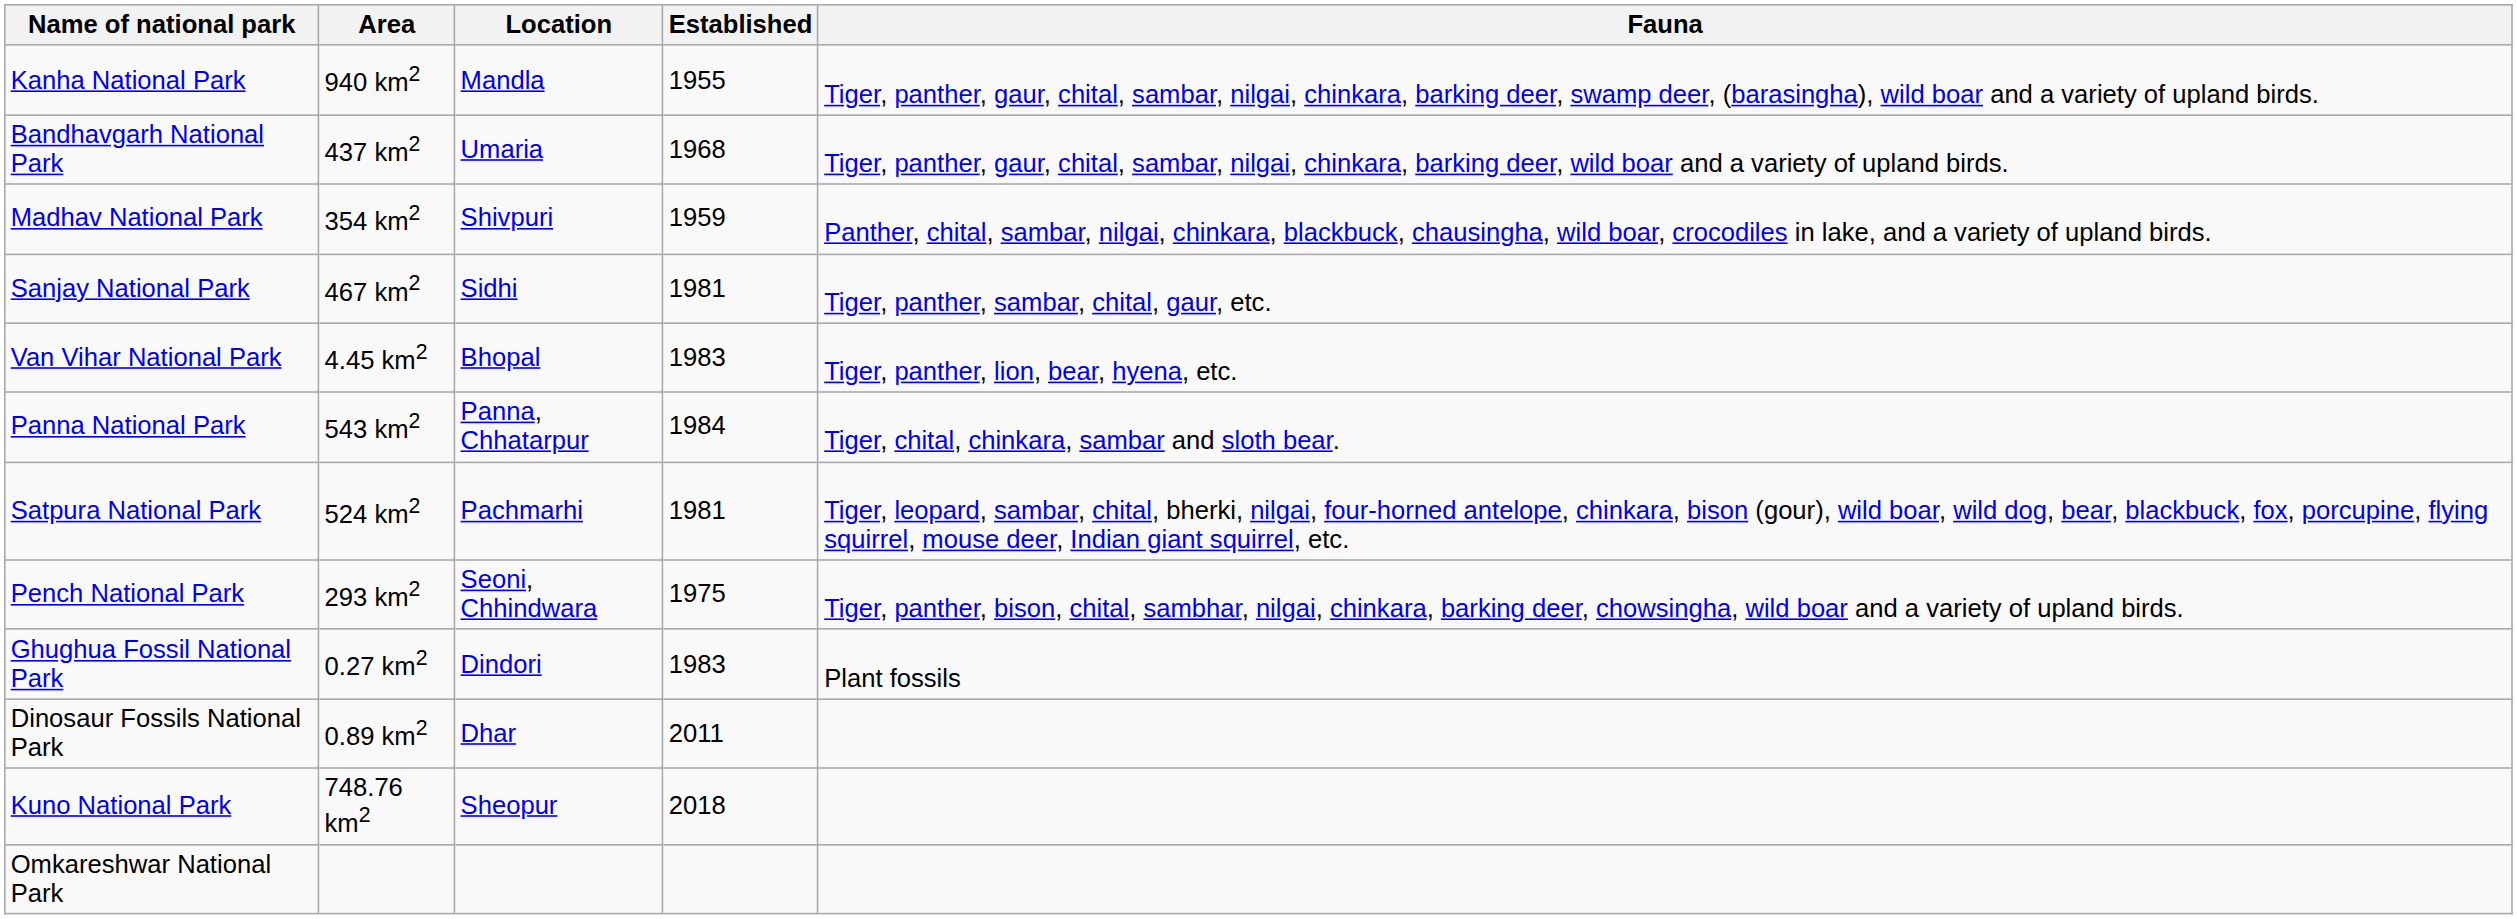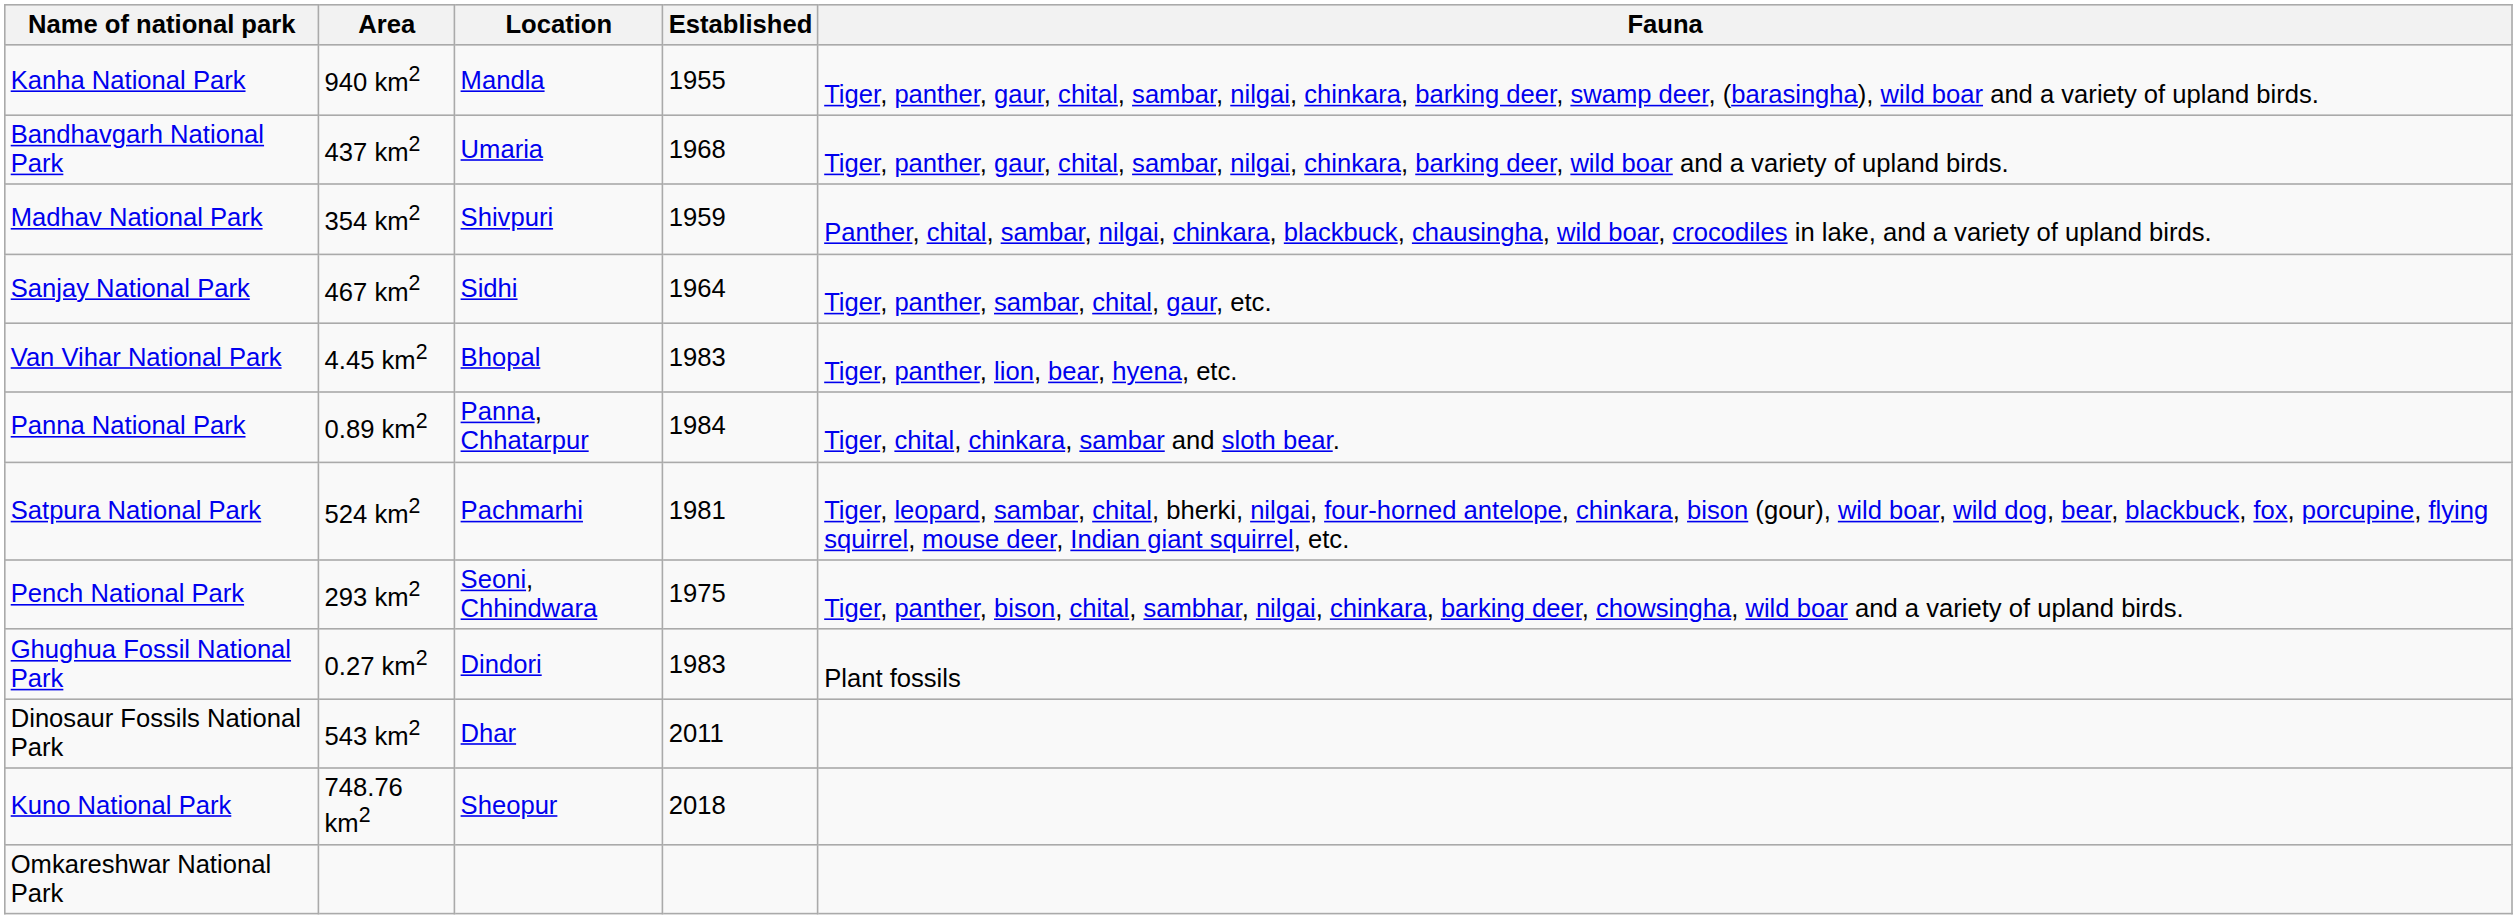(697, 288) 1981 -> (697, 288) 1964
(372, 426) 543 km2 -> (376, 426) 0.89 km2
(376, 733) 0.89 km2 -> (372, 733) 543 km2
